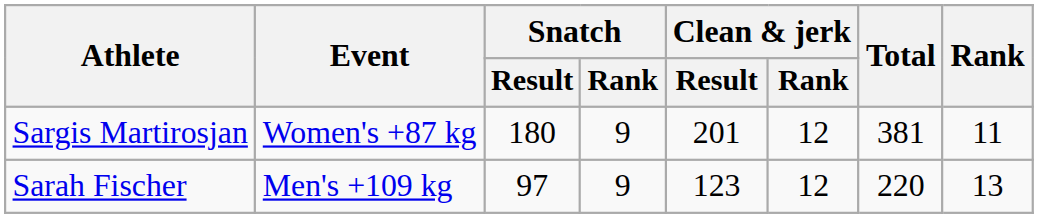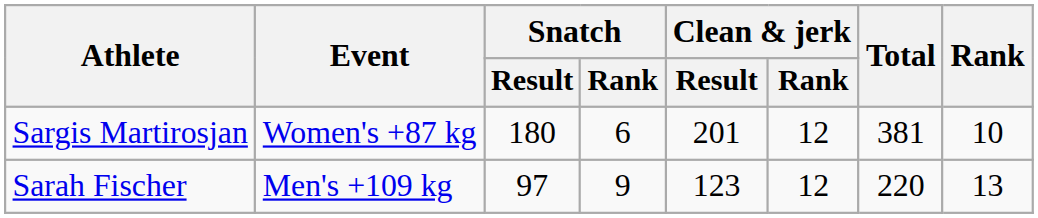(623, 133) 9 -> (623, 133) 6
(988, 133) 11 -> (988, 133) 10
